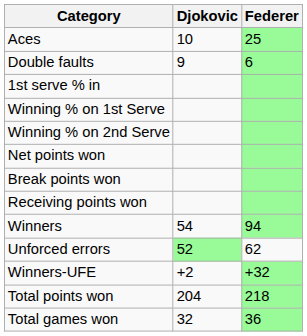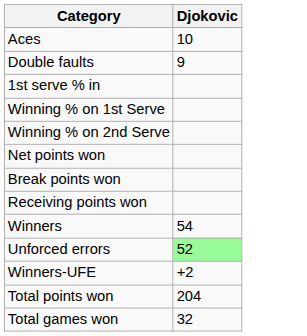- column: (272, 16)
